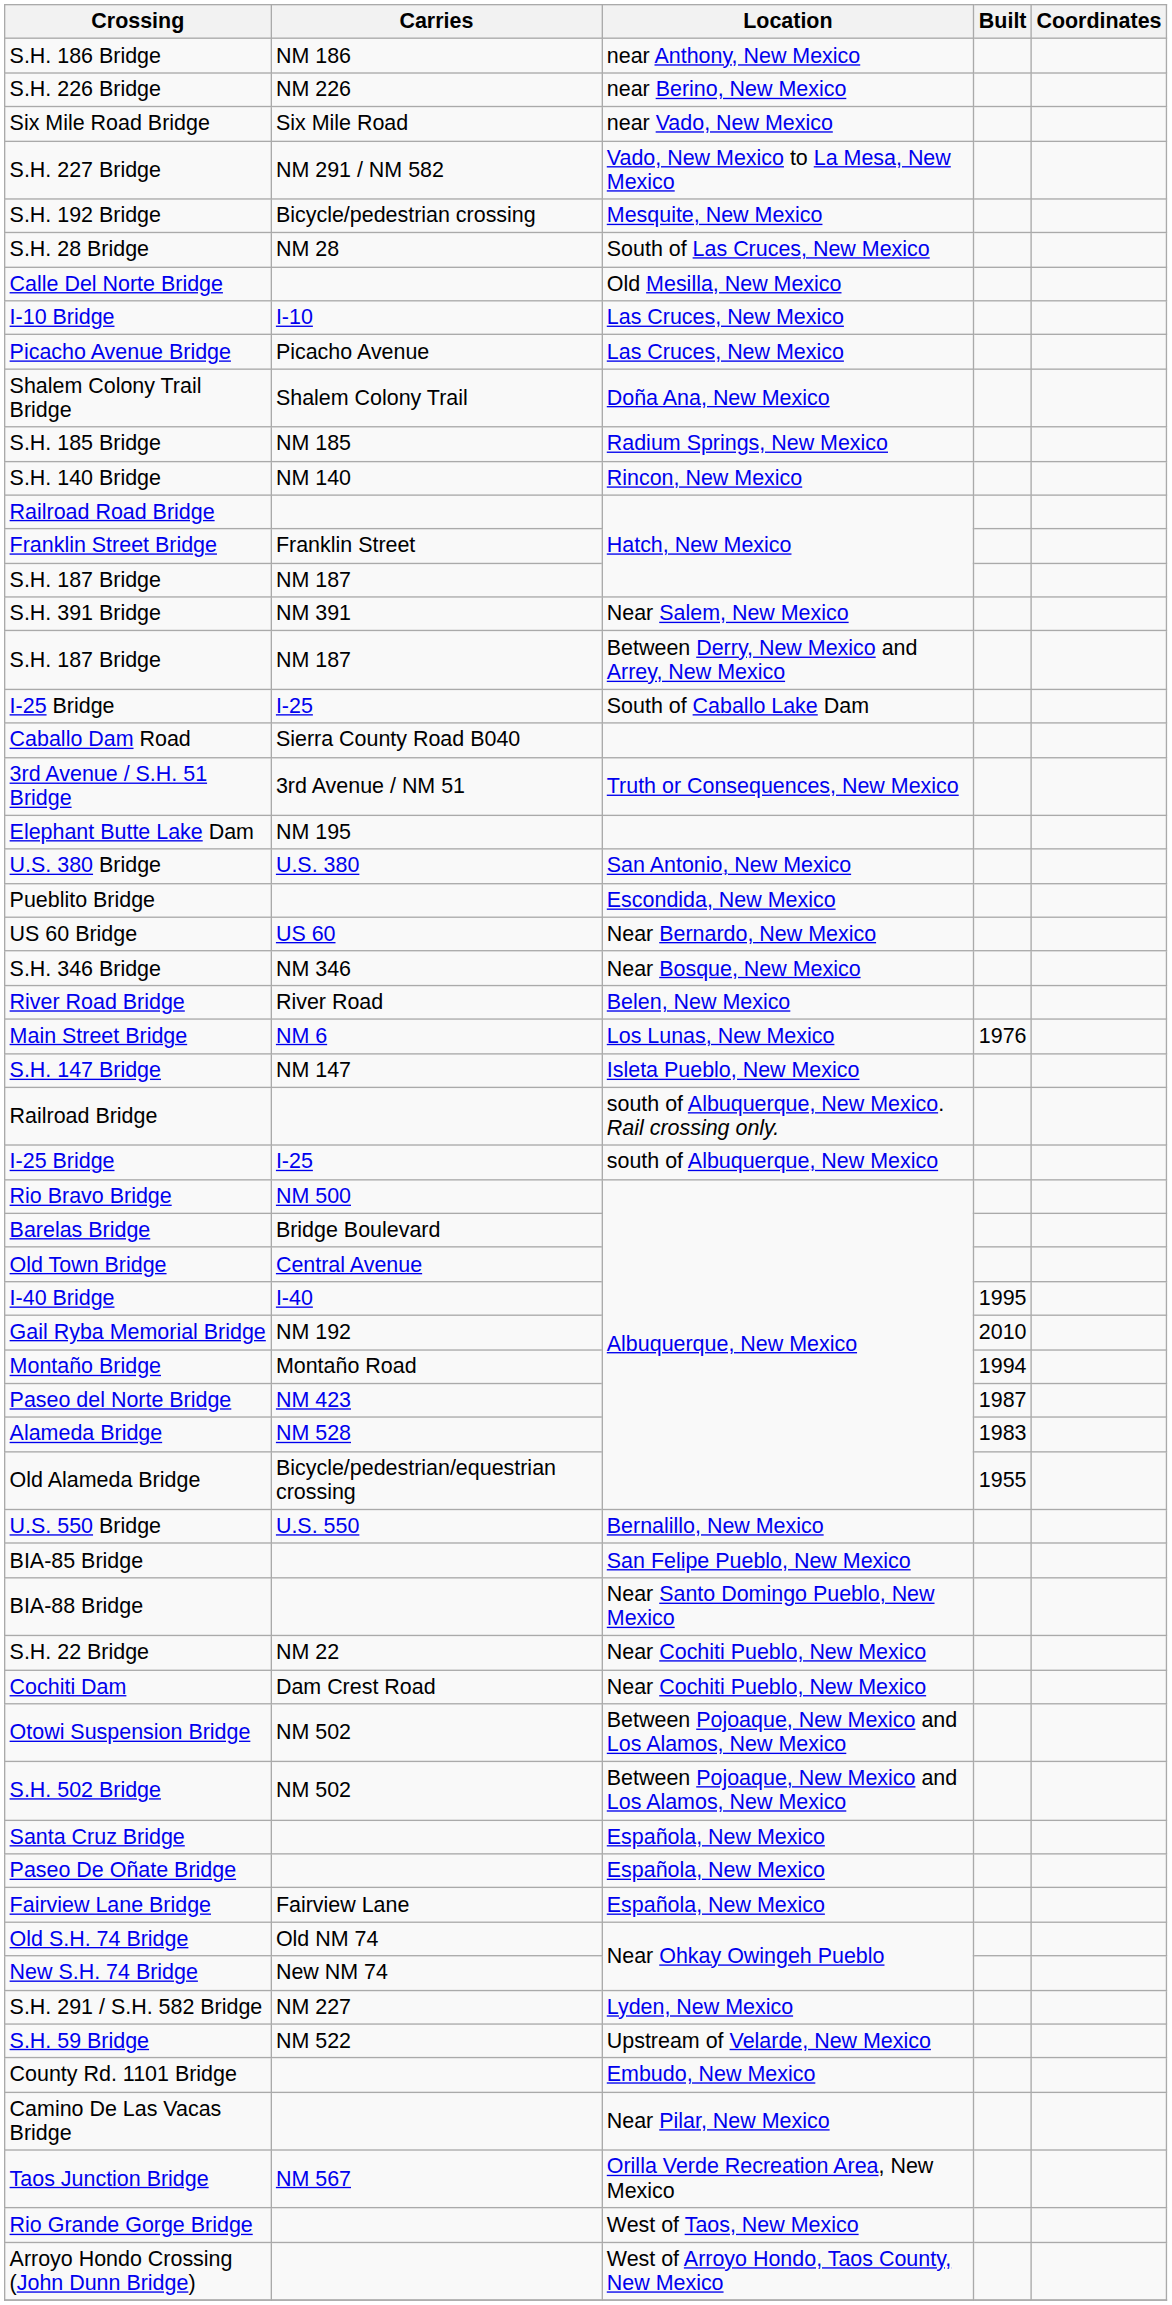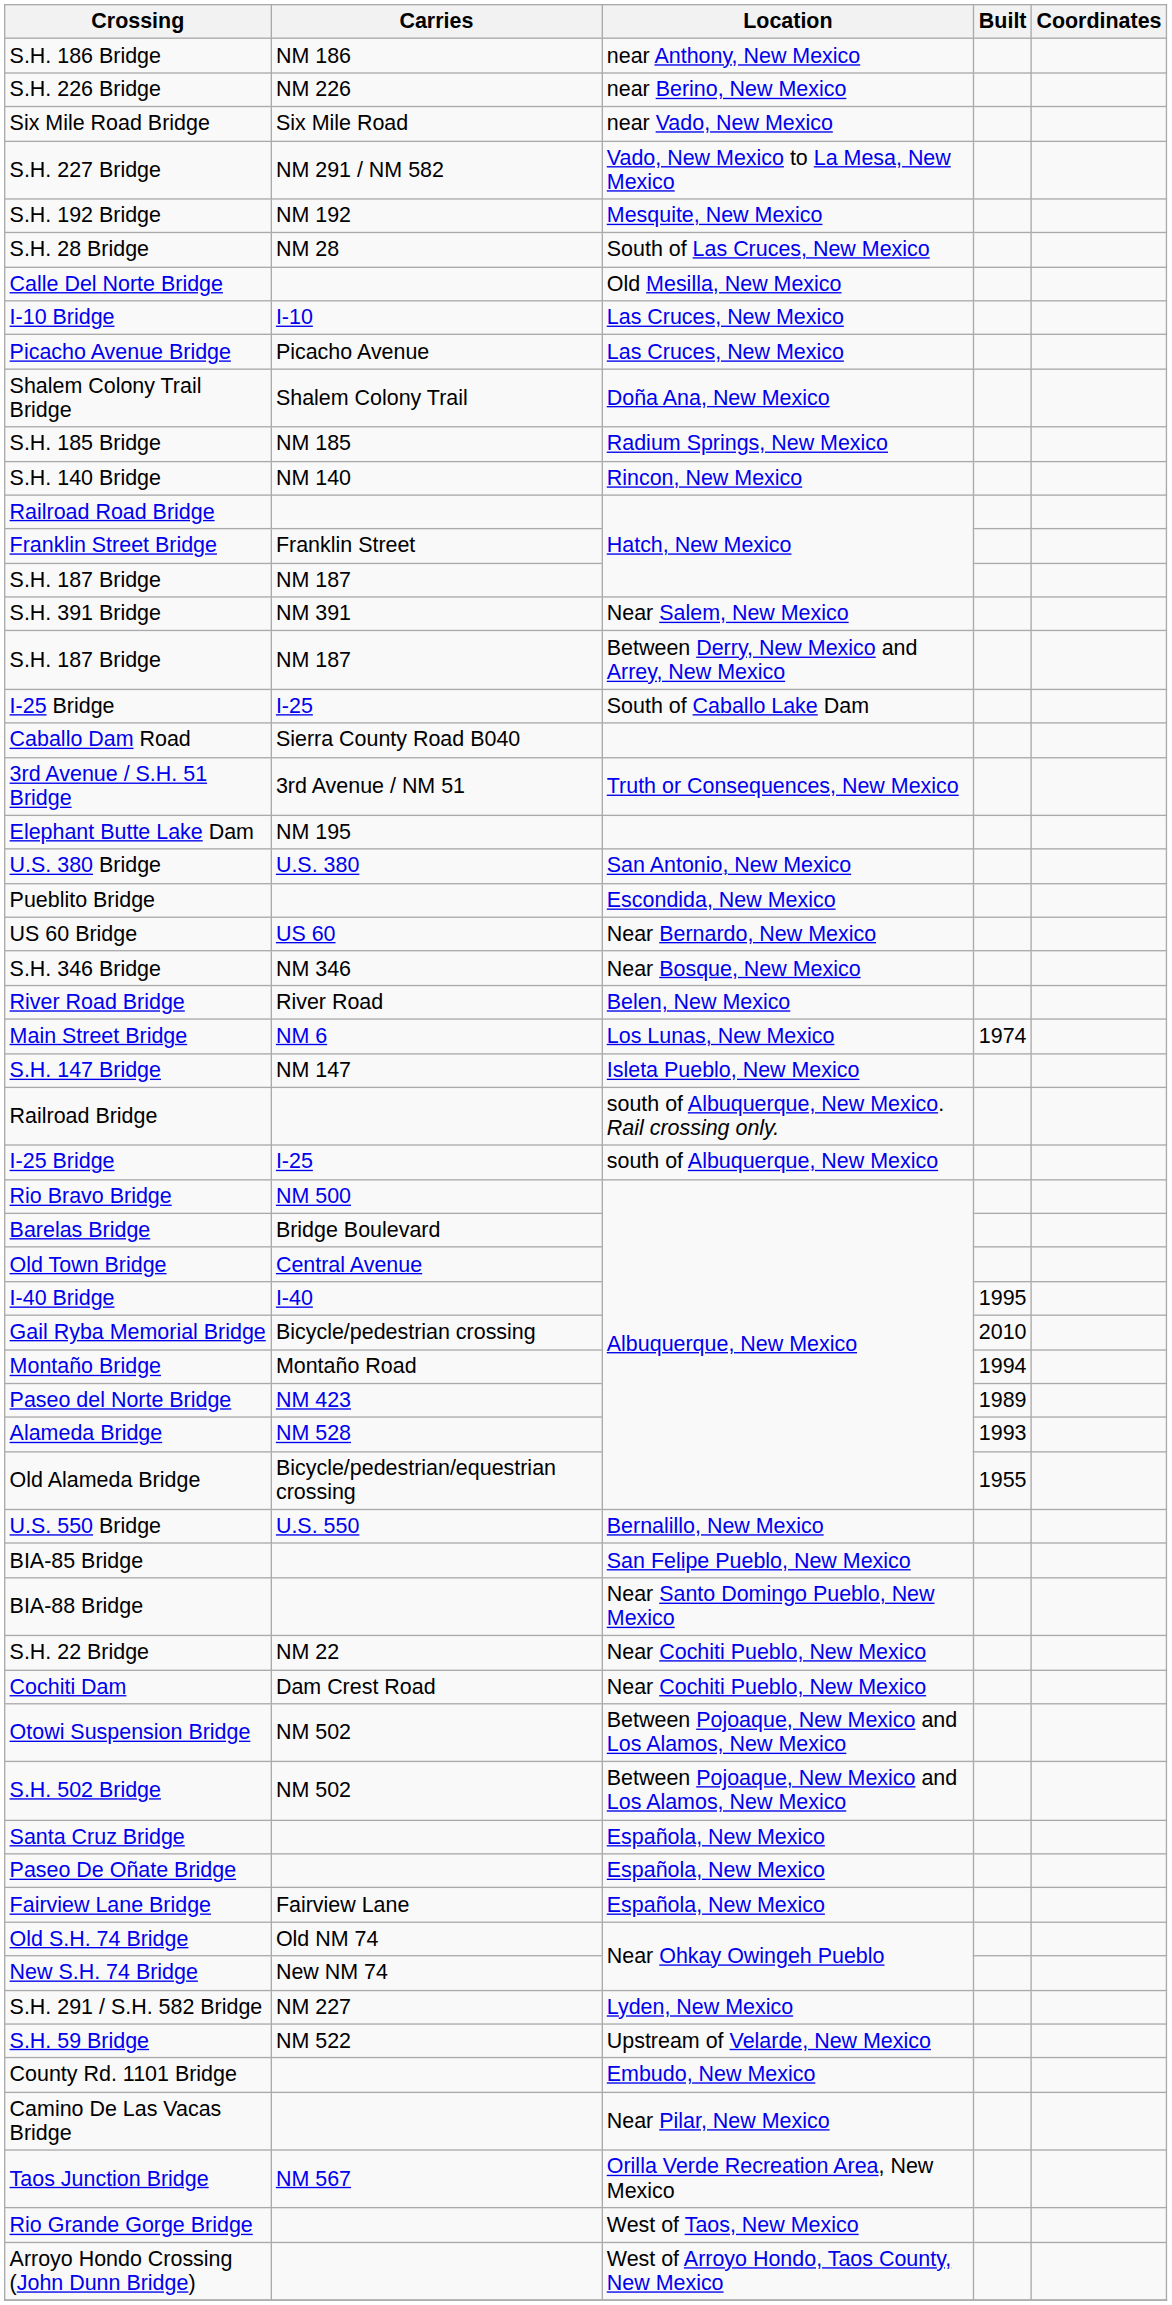(406, 215) Bicycle/pedestrian crossing -> (313, 215) NM 192
(1003, 1036) 1976 -> (1003, 1036) 1974
(313, 1332) NM 192 -> (406, 1332) Bicycle/pedestrian crossing
(1003, 1400) 1987 -> (1003, 1400) 1989
(1003, 1434) 1983 -> (1003, 1434) 1993
